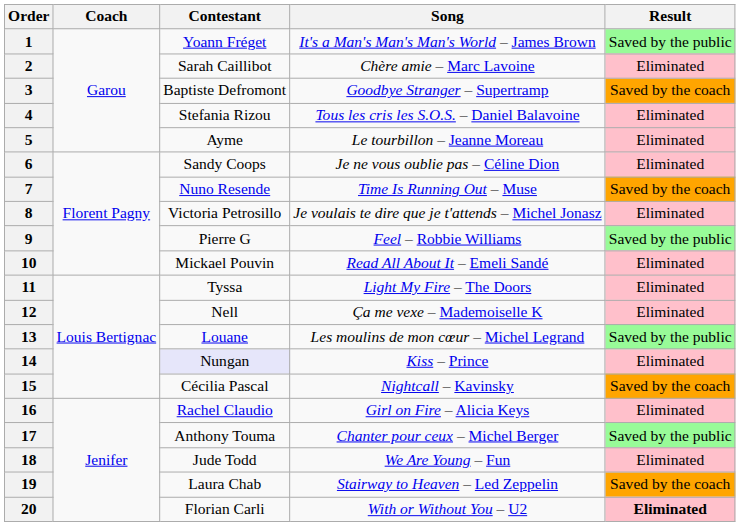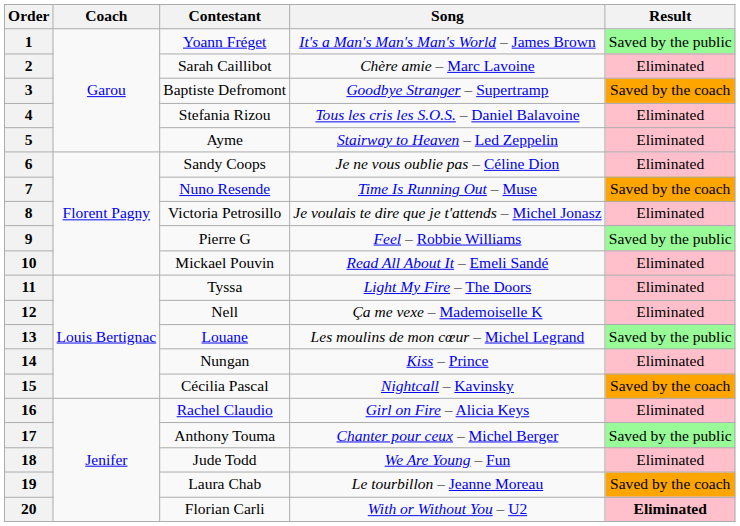(447, 139) Le tourbillon – Jeanne Moreau -> (447, 139) Stairway to Heaven – Led Zeppelin
(225, 361) lavender background -> (225, 361) no background
(447, 484) Stairway to Heaven – Led Zeppelin -> (447, 484) Le tourbillon – Jeanne Moreau
